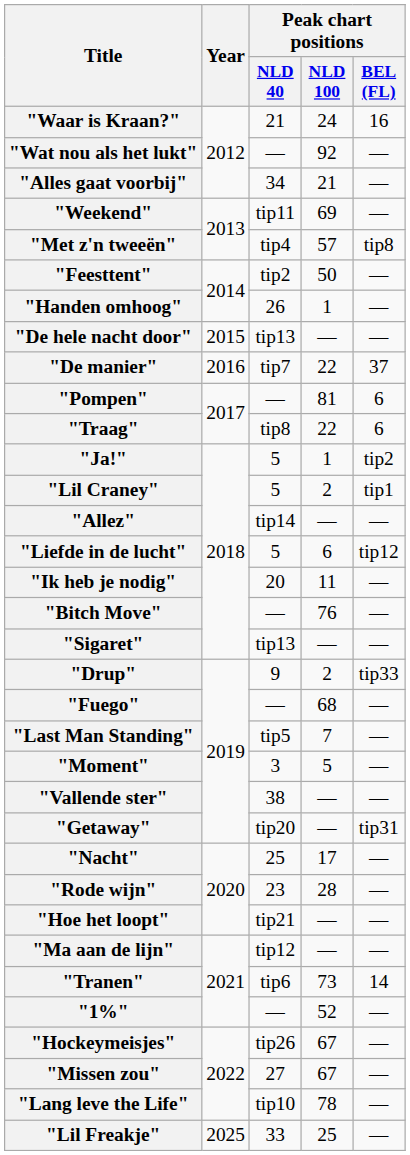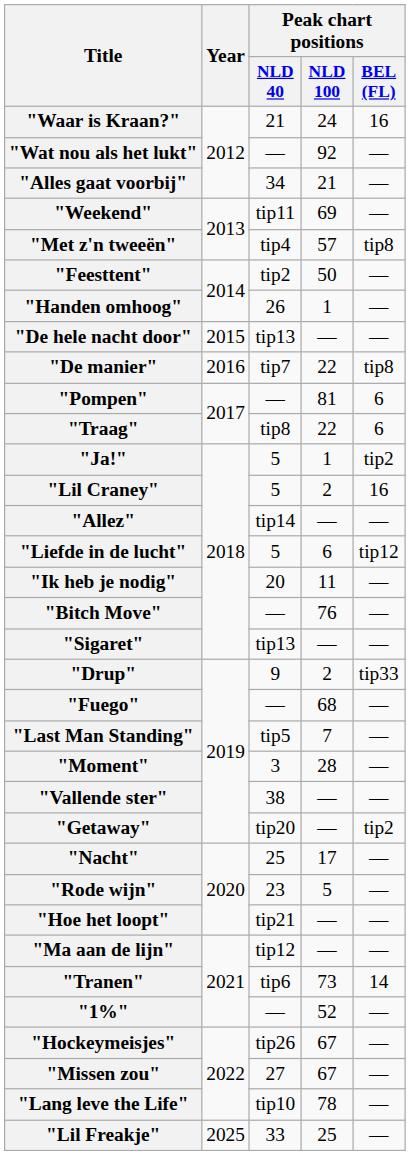(379, 367) 37 -> (379, 367) tip8
(379, 490) tip1 -> (379, 490) 16
(327, 766) 5 -> (327, 766) 28
(379, 827) tip31 -> (379, 827) tip2
(327, 889) 28 -> (327, 889) 5
